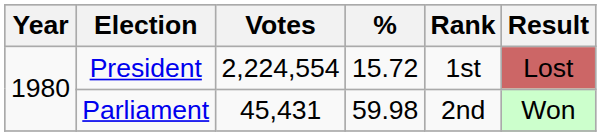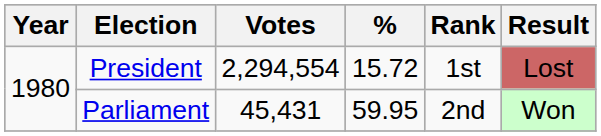(281, 67) 2,224,554 -> (281, 67) 2,294,554
(385, 109) 59.98 -> (385, 109) 59.95
